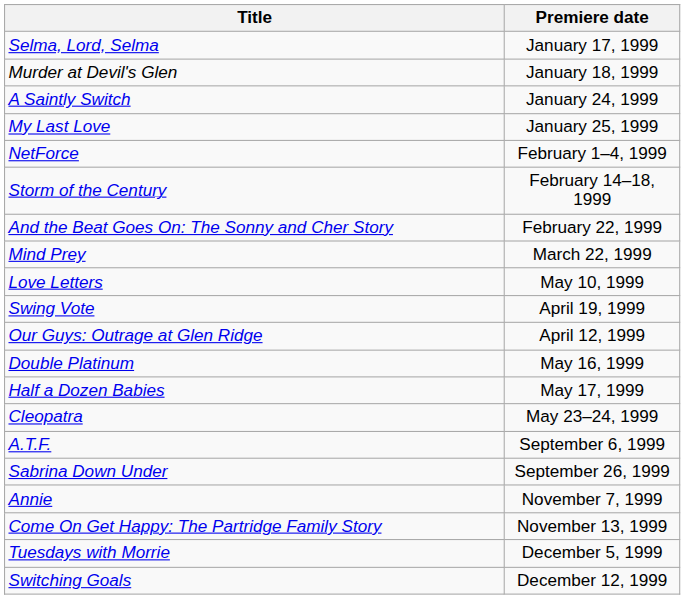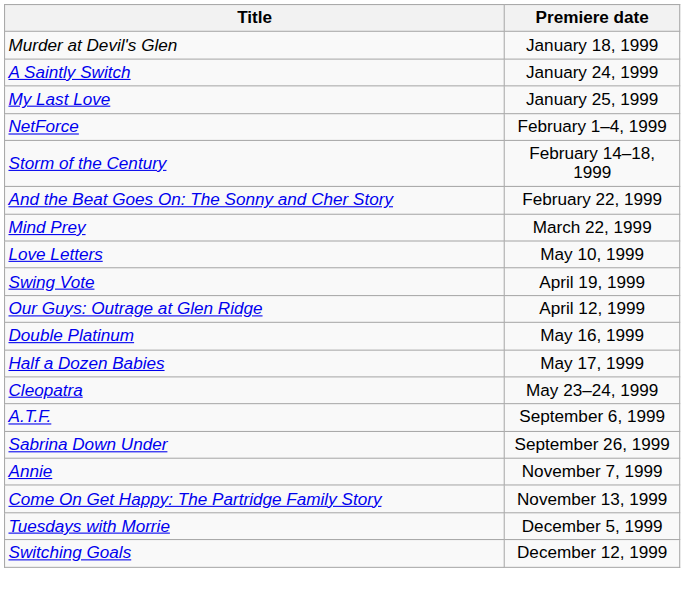- row: (84, 45)
